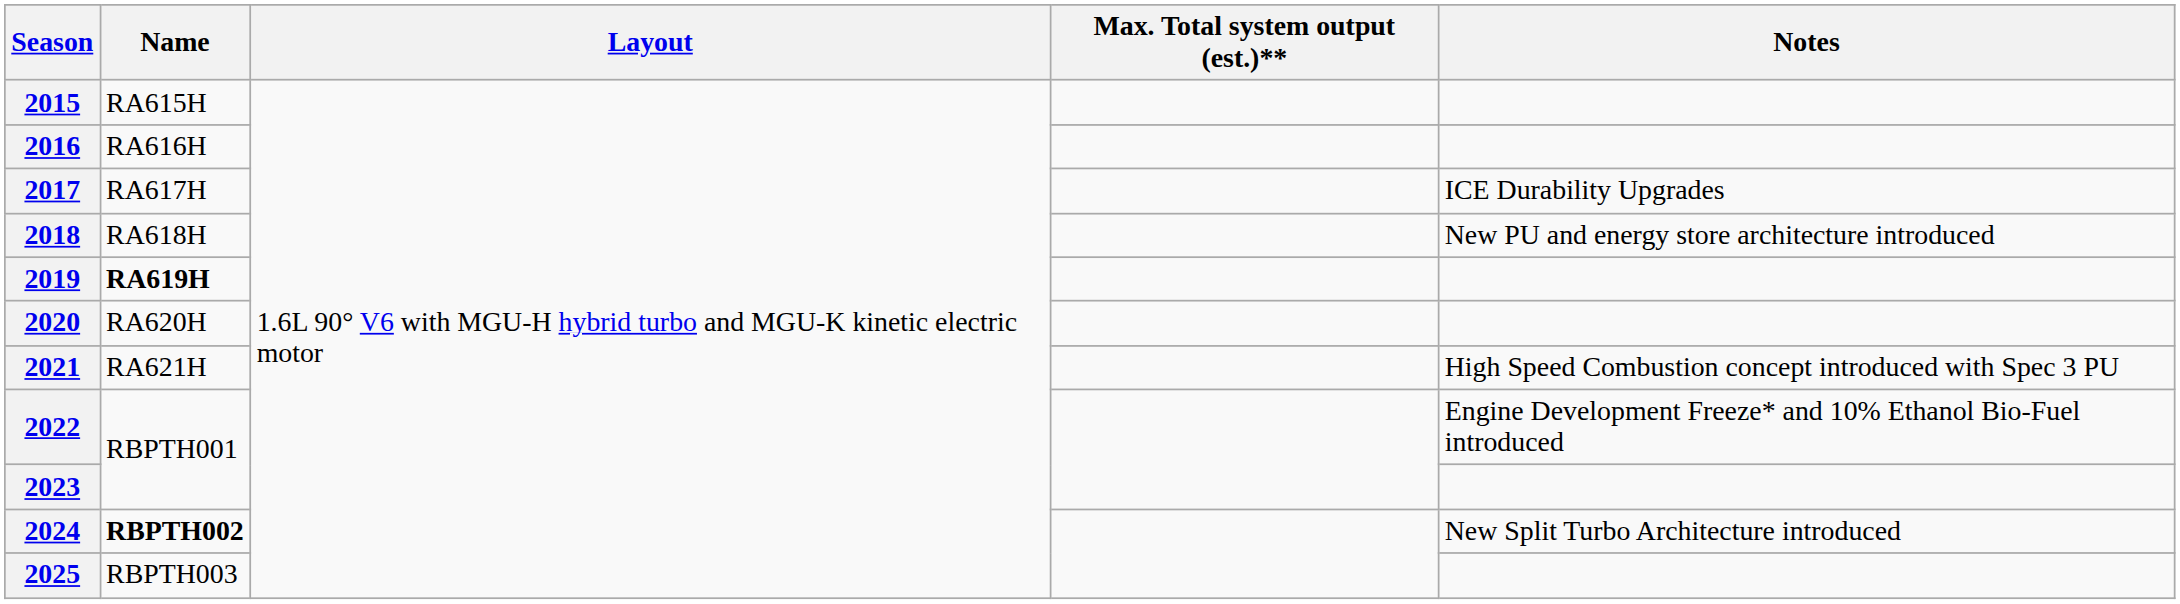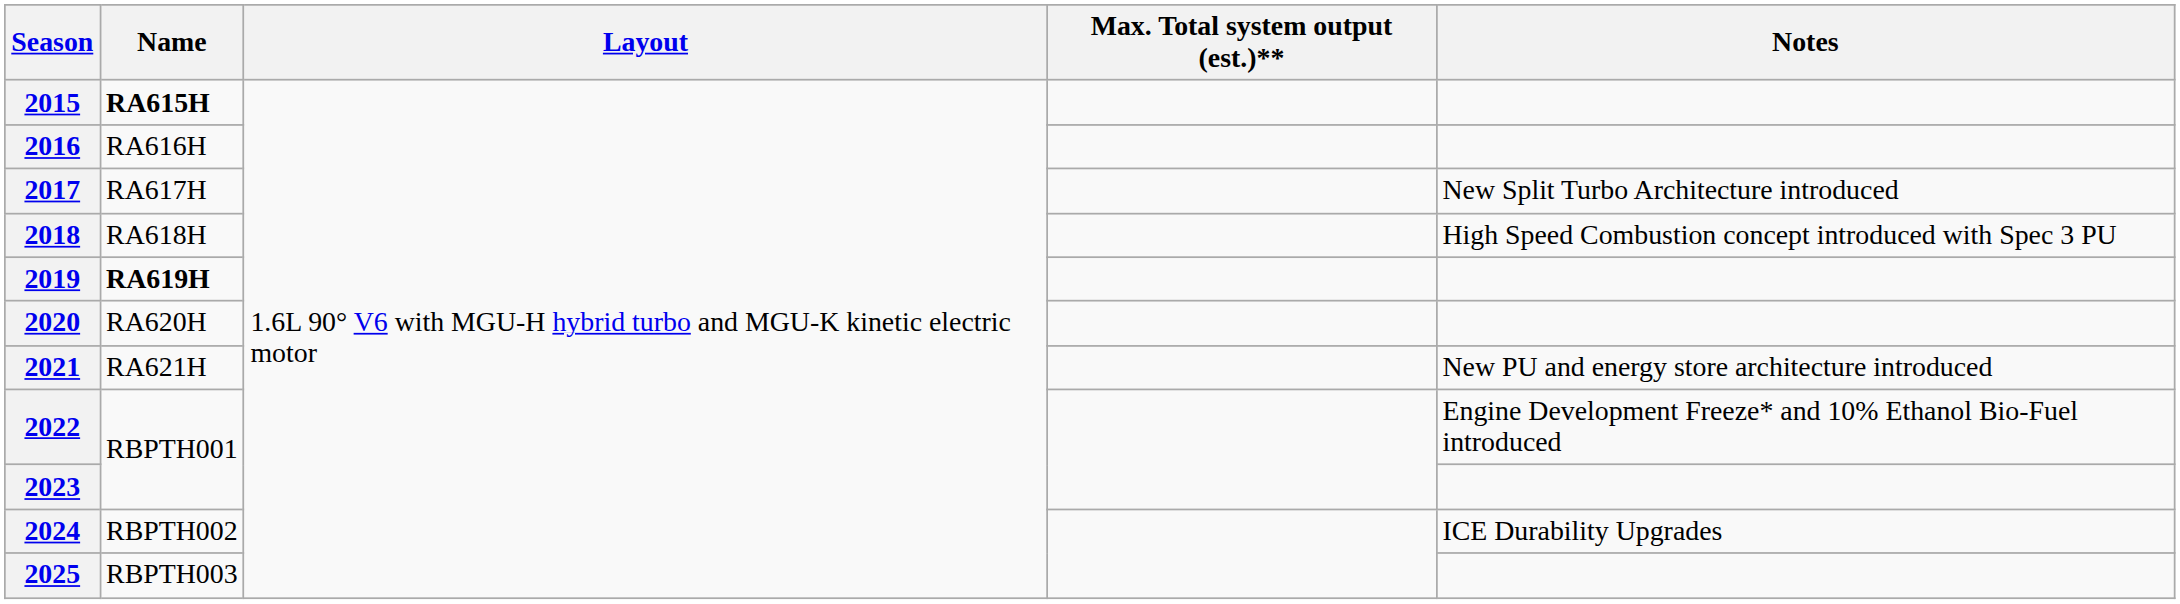(156, 102) normal -> (158, 102) bold
(1585, 190) ICE Durability Upgrades -> (1671, 190) New Split Turbo Architecture introduced
(1720, 234) New PU and energy store architecture introduced -> (1780, 234) High Speed Combustion concept introduced with Spec 3 PU
(1782, 366) High Speed Combustion concept introduced with Spec 3 PU -> (1717, 366) New PU and energy store architecture introduced
(175, 530) bold -> (172, 530) normal
(1673, 530) New Split Turbo Architecture introduced -> (1582, 530) ICE Durability Upgrades
